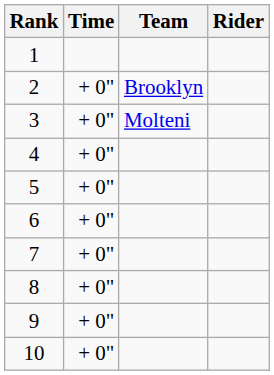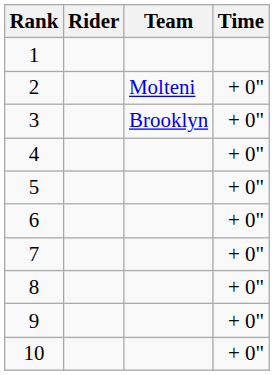columns swapped: (238, 21) <-> (91, 21)
(164, 87) Brooklyn -> (162, 87) Molteni
(157, 120) Molteni -> (169, 120) Brooklyn
